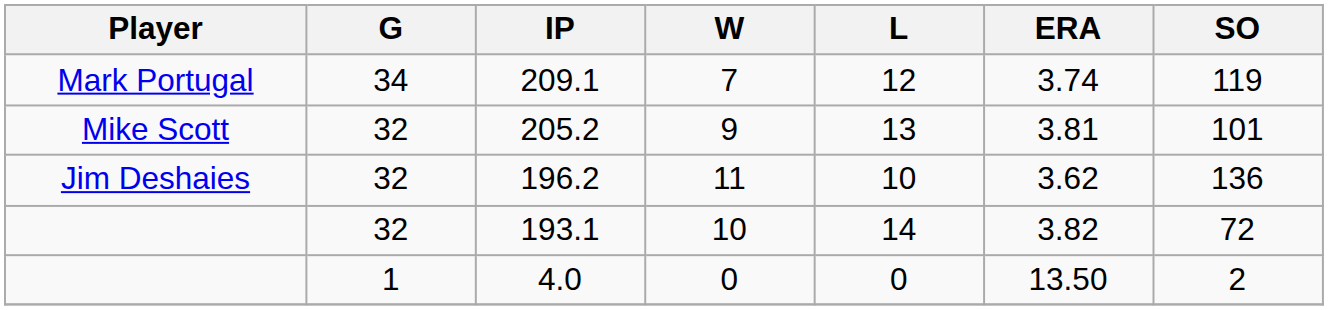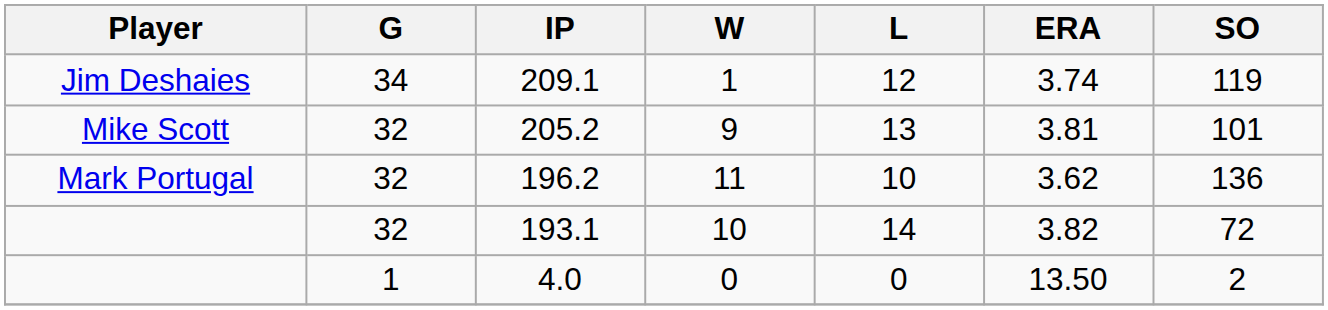(156, 79) Mark Portugal -> (156, 79) Jim Deshaies
(729, 79) 7 -> (729, 79) 1
(156, 179) Jim Deshaies -> (156, 179) Mark Portugal
